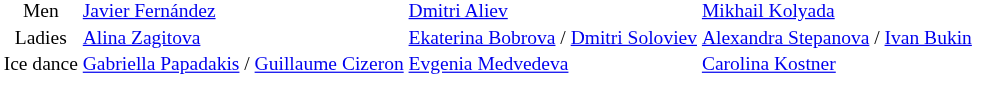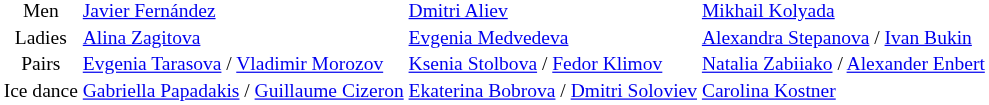(553, 37) Ekaterina Bobrova / Dmitri Soloviev -> (489, 37) Evgenia Medvedeva
+ row: (41, 64)
(489, 64) Evgenia Medvedeva -> (553, 91) Ekaterina Bobrova / Dmitri Soloviev
